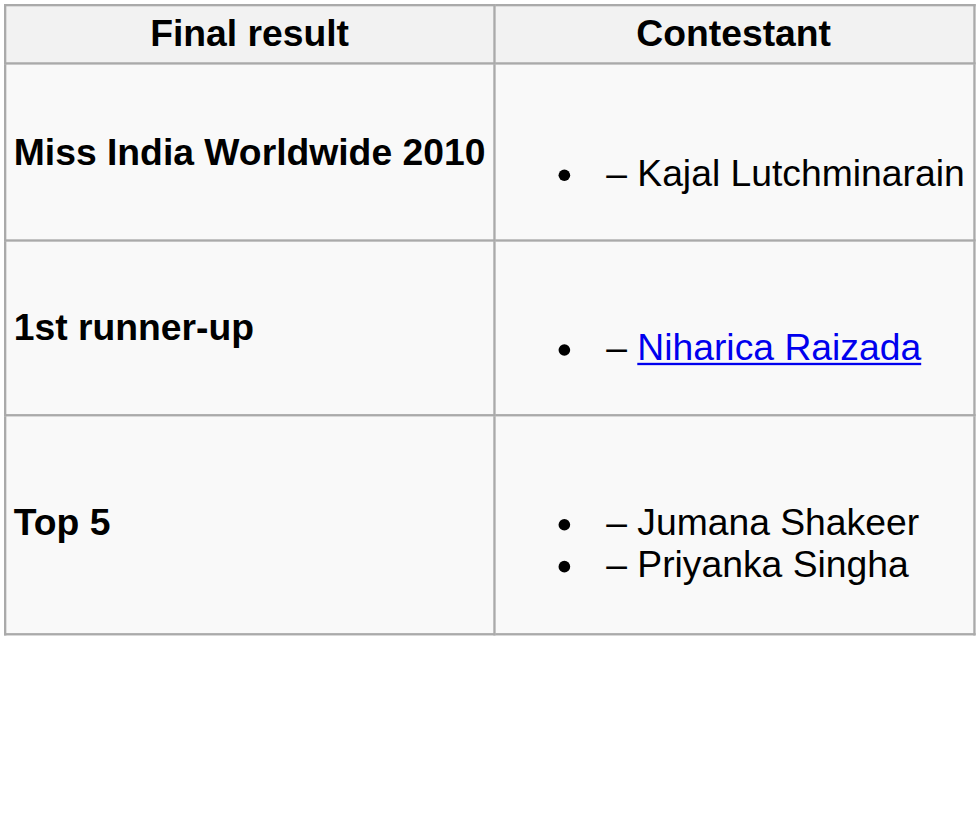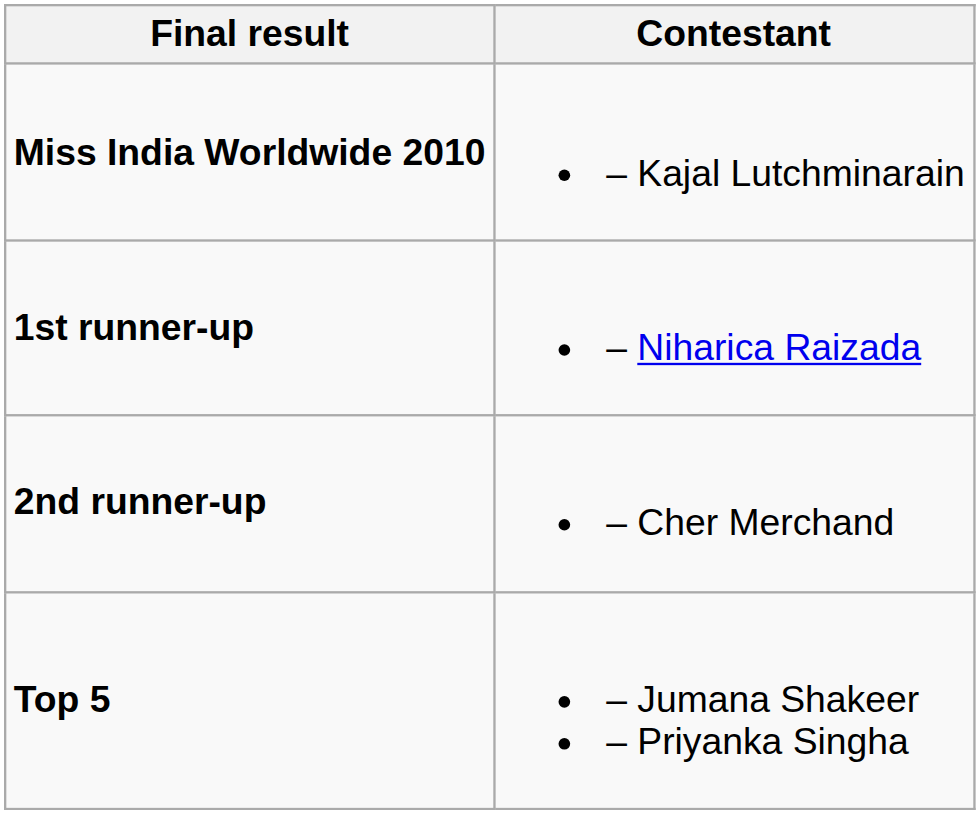+ row: (140, 502)
